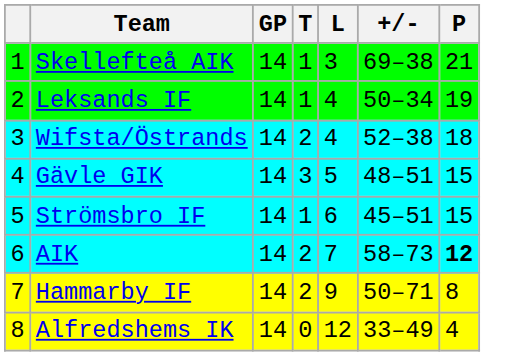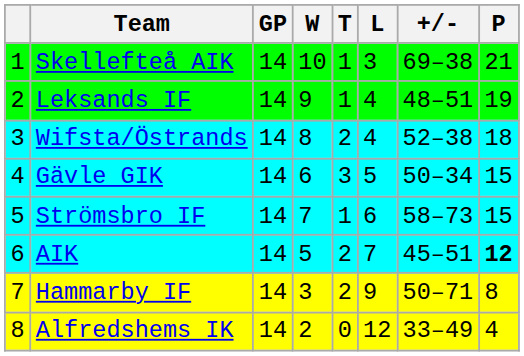+ column: (312, 24)
(398, 101) 50–34 -> (438, 101) 48–51
(398, 177) 48–51 -> (438, 177) 50–34
(398, 216) 45–51 -> (438, 216) 58–73
(398, 254) 58–73 -> (438, 254) 45–51
